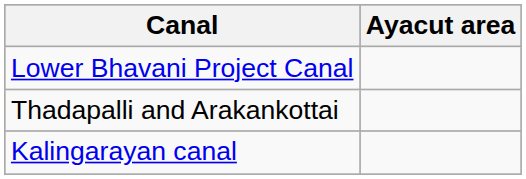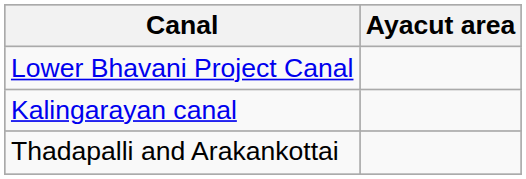rows swapped: (124, 151) <-> (175, 109)
